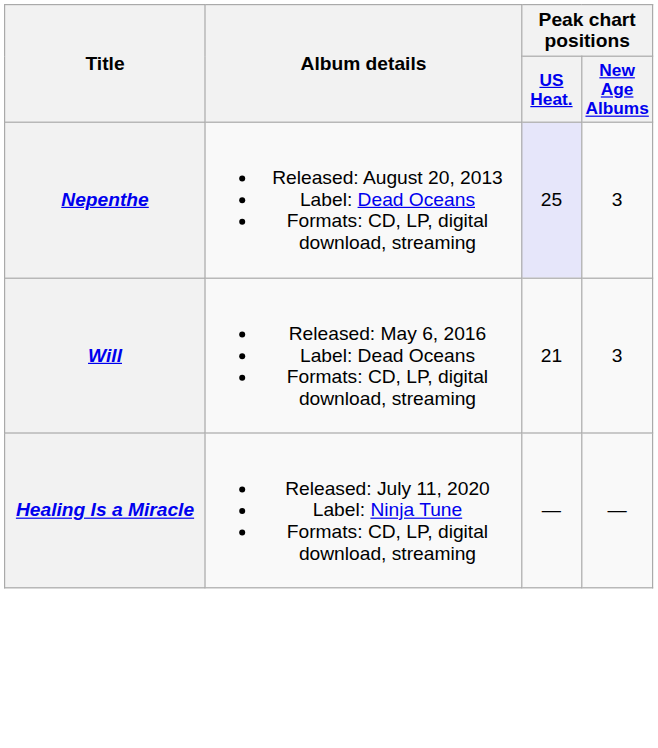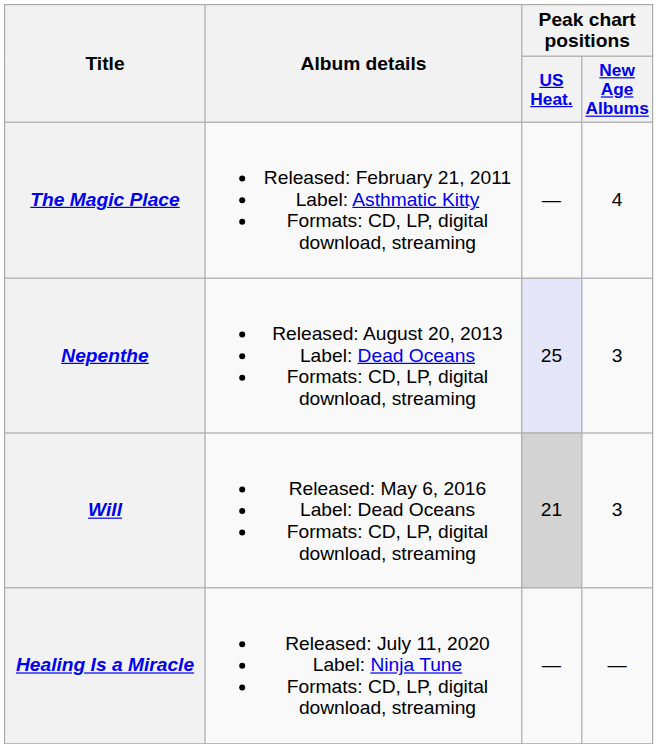+ row: (105, 199)
(551, 355) no background -> (551, 510) lightgrey background
